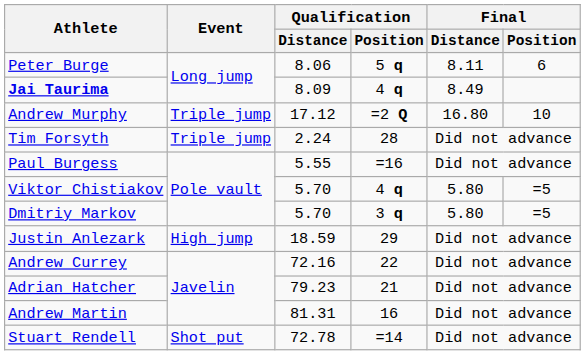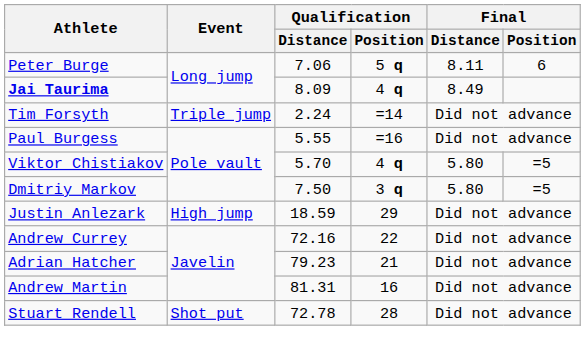(313, 65) 8.06 -> (313, 65) 7.06
- row: (68, 115)
(389, 139) 28 -> (389, 115) =14
(313, 214) 5.70 -> (313, 189) 7.50
(389, 338) =14 -> (389, 313) 28
